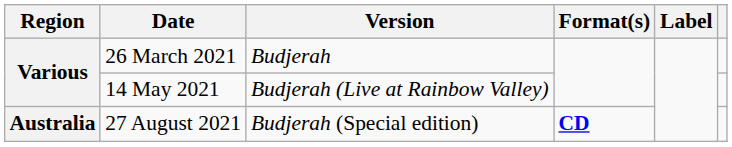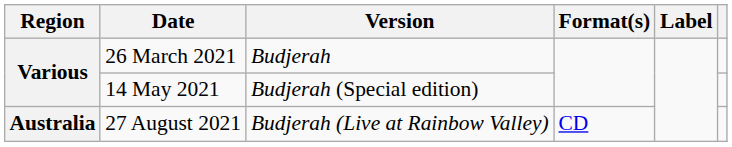(400, 89) Budjerah (Live at Rainbow Valley) -> (365, 89) Budjerah (Special edition)
(365, 123) Budjerah (Special edition) -> (400, 123) Budjerah (Live at Rainbow Valley)
(574, 123) bold -> (573, 123) normal
